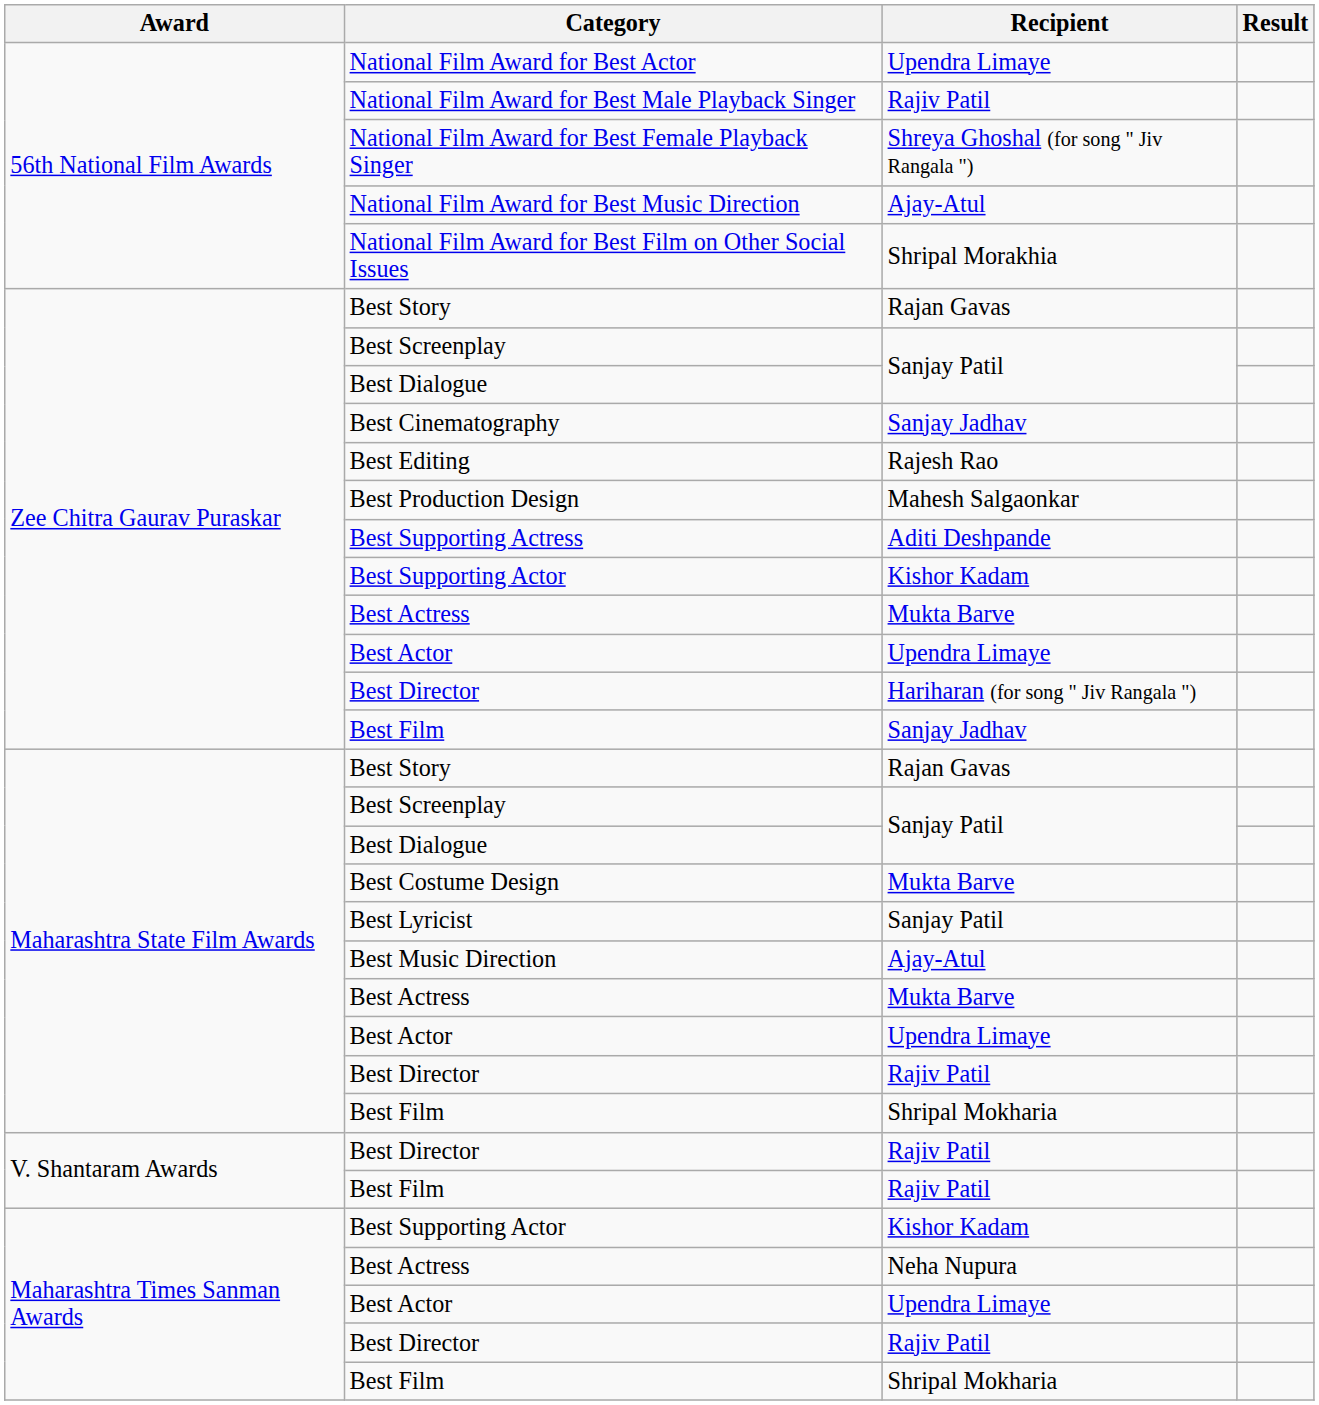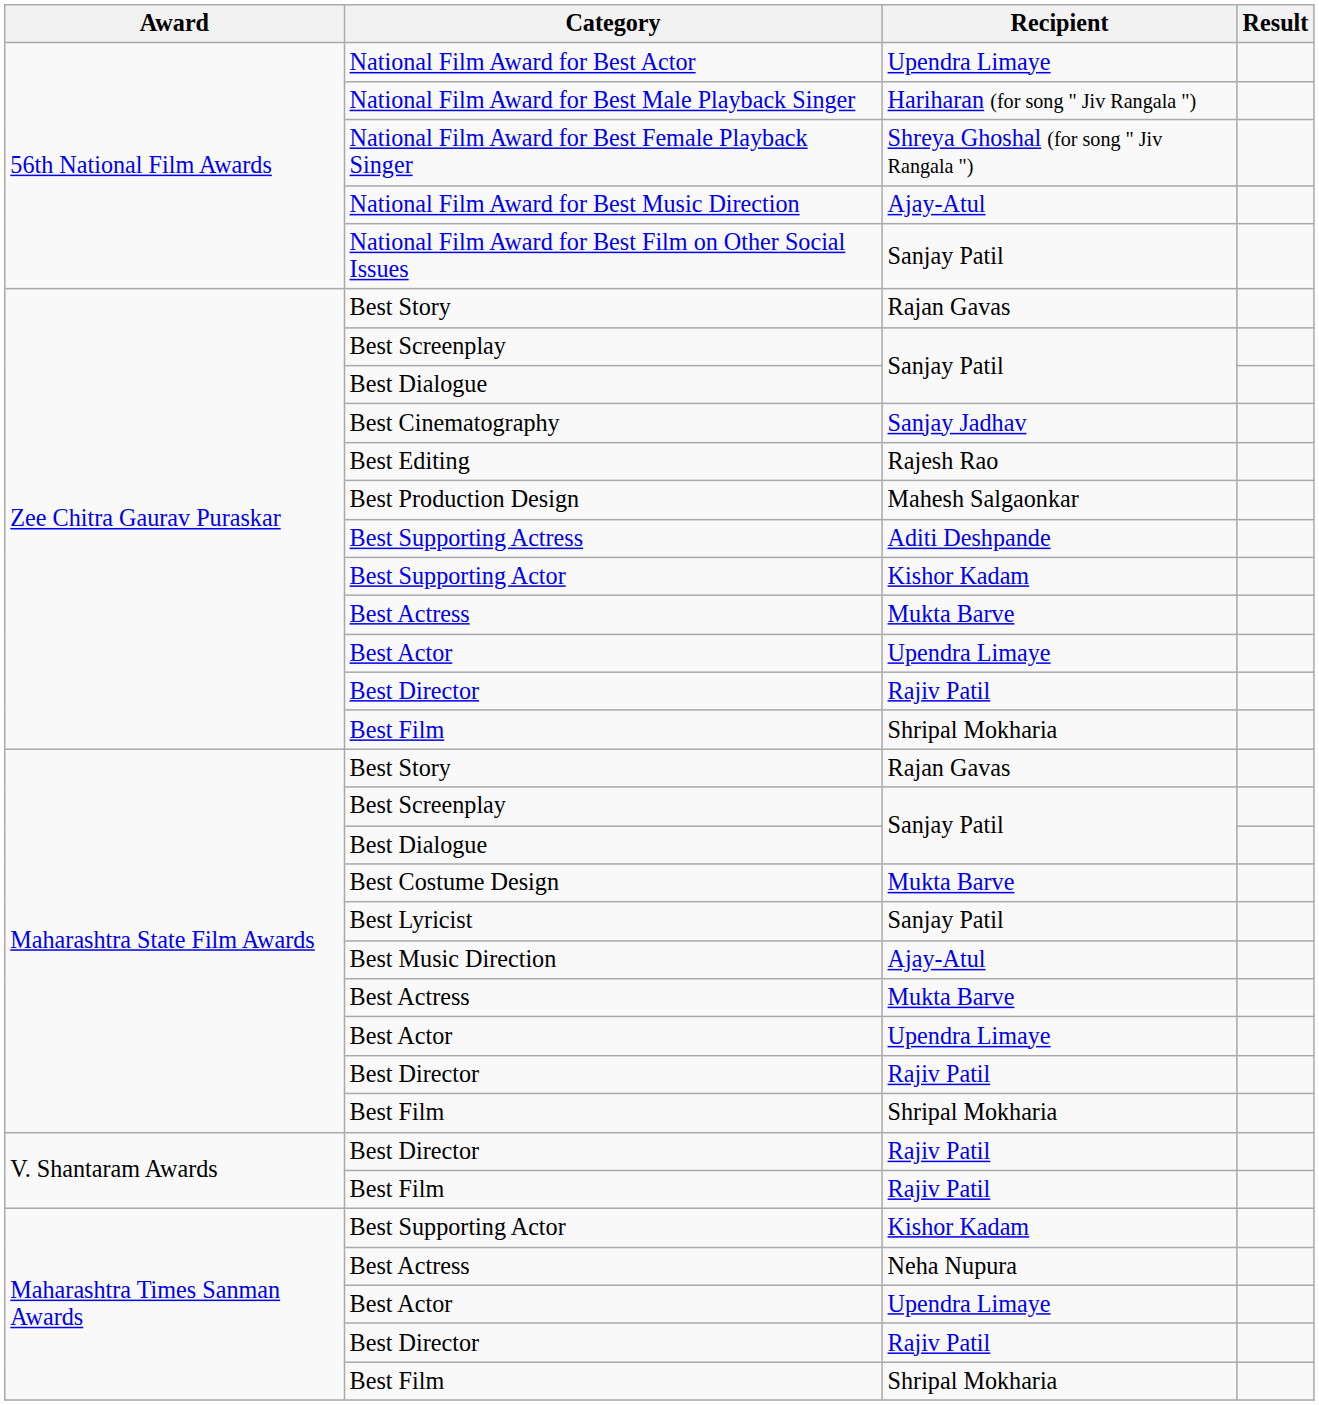(939, 100) Rajiv Patil -> (1042, 100) Hariharan (for song " Jiv Rangala ")
(972, 256) Shripal Morakhia -> (946, 256) Sanjay Patil
(1042, 691) Hariharan (for song " Jiv Rangala ") -> (939, 691) Rajiv Patil
(957, 729) Sanjay Jadhav -> (972, 729) Shripal Mokharia
